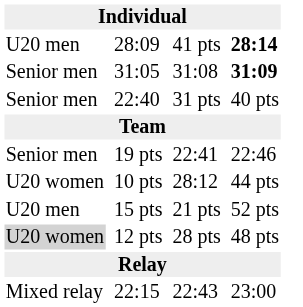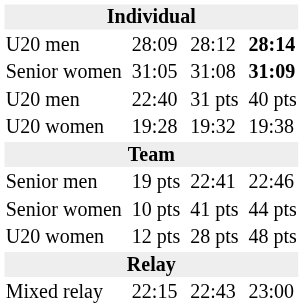(197, 44) 41 pts -> (213, 44) 28:12
(52, 71) Senior men -> (64, 71) Senior women
(52, 99) Senior men -> (43, 99) U20 men
+ row: (155, 126)
(55, 181) U20 women -> (64, 209) Senior women
(195, 181) 28:12 -> (214, 209) 41 pts
- row: (138, 209)
(55, 236) lightgrey background -> (55, 236) no background
